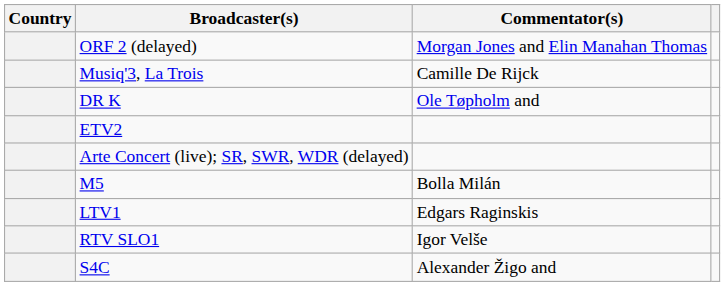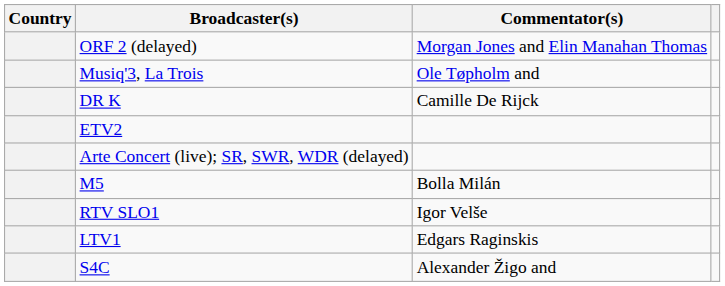(478, 73) Camille De Rijck -> (478, 73) Ole Tøpholm and
(478, 101) Ole Tøpholm and -> (478, 101) Camille De Rijck
rows swapped: (100, 211) <-> (119, 239)
